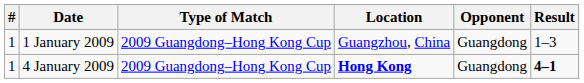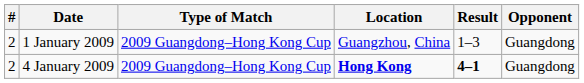columns swapped: (492, 17) <-> (554, 17)
(12, 41) 1 -> (12, 41) 2
(12, 66) 1 -> (12, 66) 2
